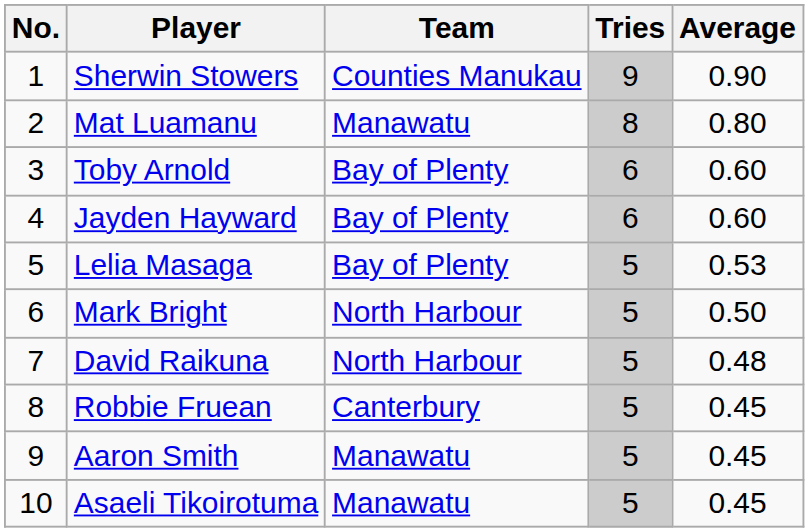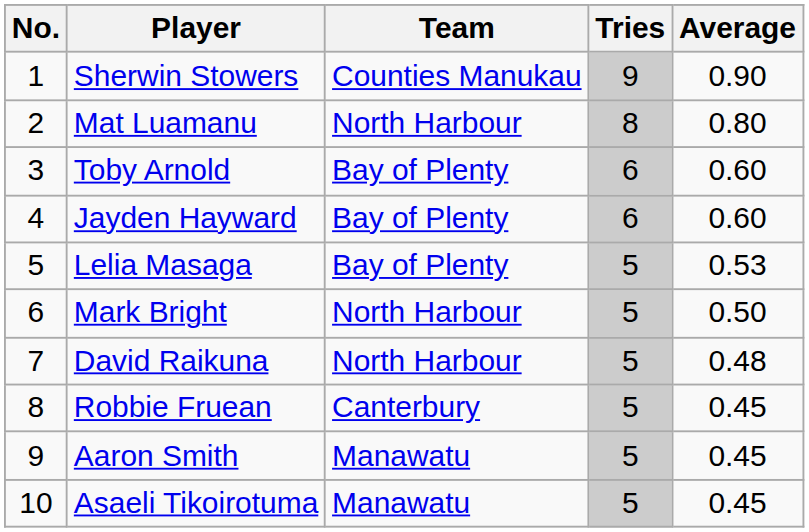(401, 123) Manawatu -> (427, 123) North Harbour
